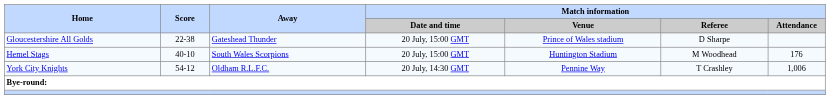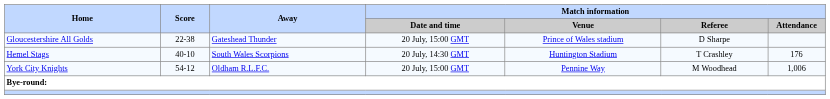(435, 54) 20 July, 15:00 GMT -> (435, 54) 20 July, 14:30 GMT
(714, 54) M Woodhead -> (714, 54) T Crashley
(435, 68) 20 July, 14:30 GMT -> (435, 68) 20 July, 15:00 GMT
(714, 68) T Crashley -> (714, 68) M Woodhead
